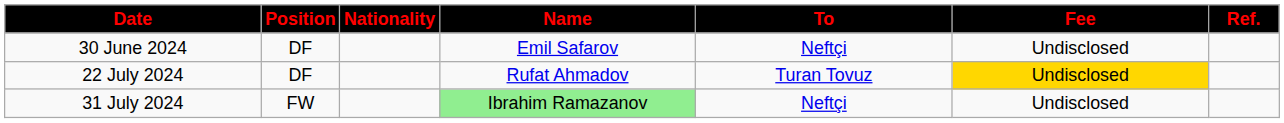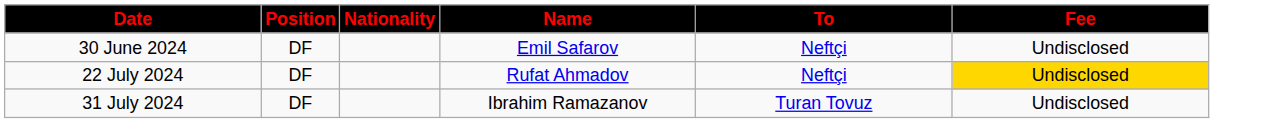- column: (1244, 19)
(824, 76) Turan Tovuz -> (824, 76) Neftçi
(300, 104) FW -> (300, 104) DF
(568, 104) lightgreen background -> (568, 104) no background
(824, 104) Neftçi -> (824, 104) Turan Tovuz
